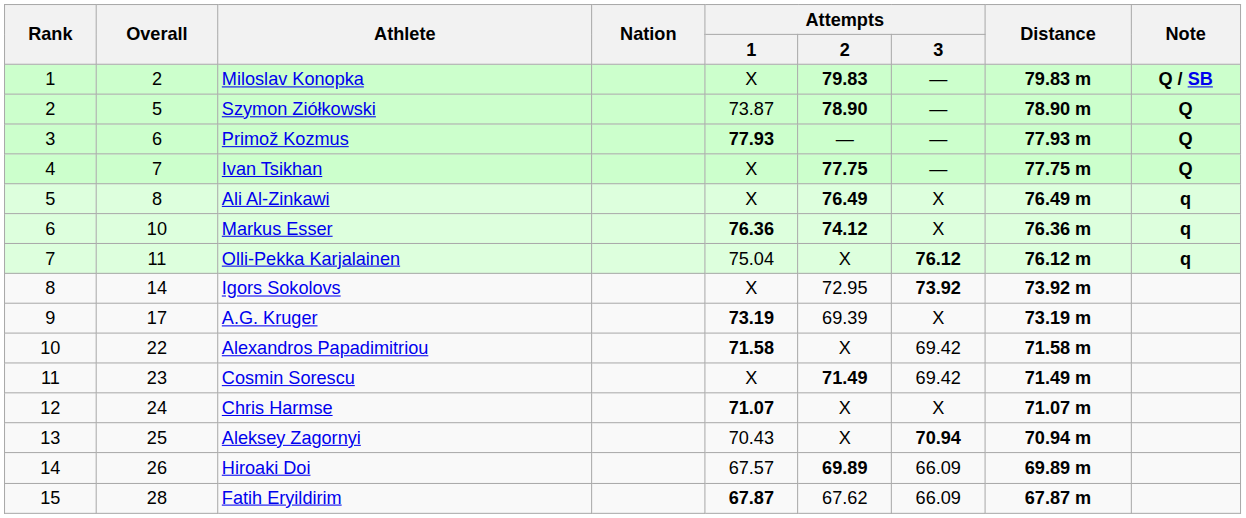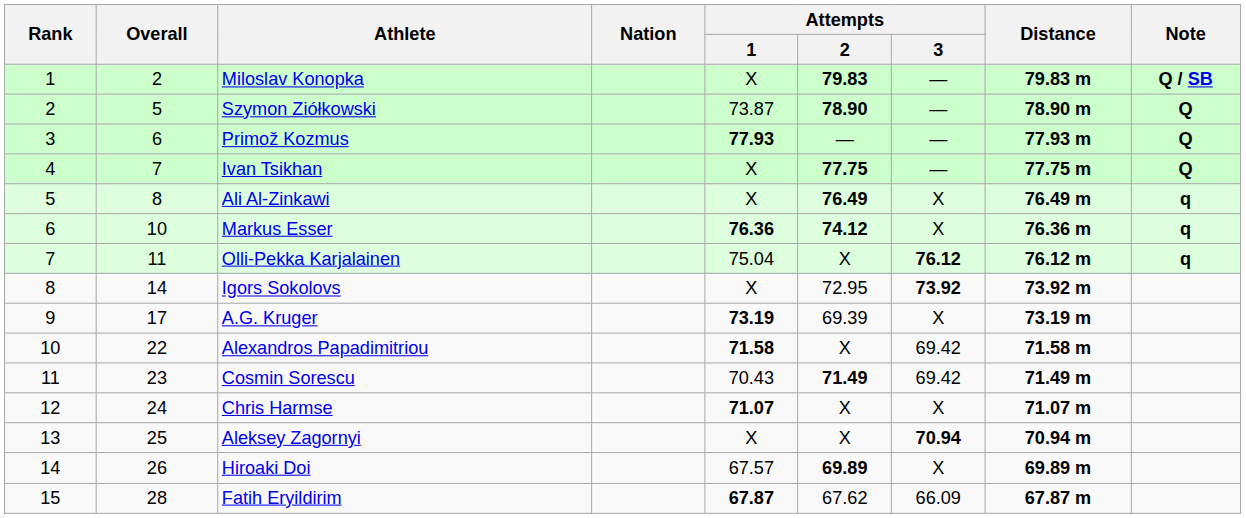(751, 377) X -> (751, 377) 70.43
(751, 437) 70.43 -> (751, 437) X
(938, 467) 66.09 -> (938, 467) X
